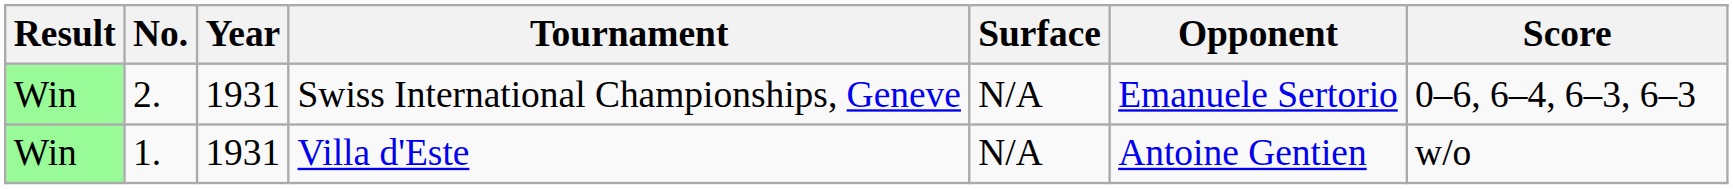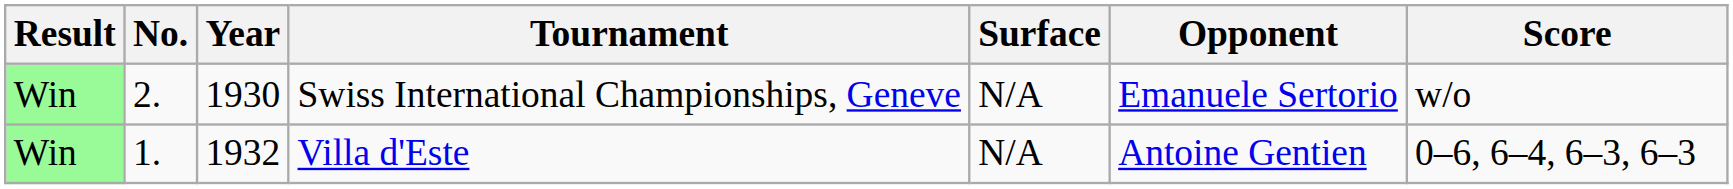(243, 93) 1931 -> (243, 93) 1930
(1555, 93) 0–6, 6–4, 6–3, 6–3 -> (1443, 93) w/o
(243, 152) 1931 -> (243, 152) 1932
(1443, 152) w/o -> (1555, 152) 0–6, 6–4, 6–3, 6–3
